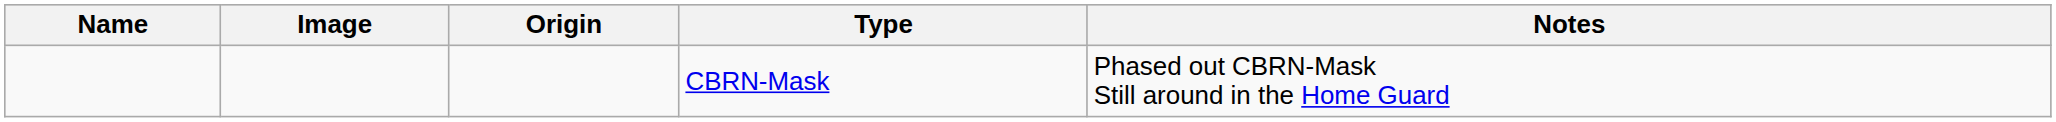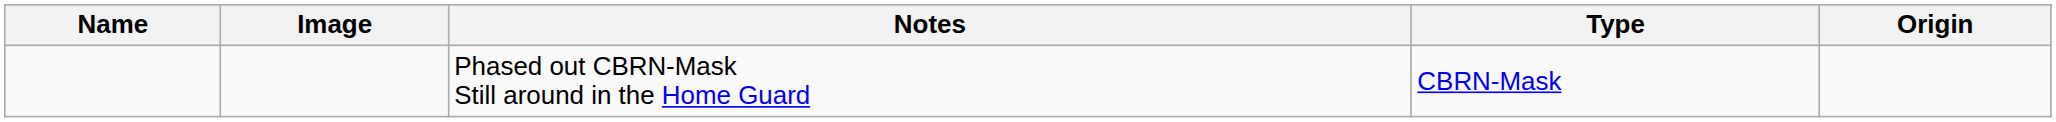columns swapped: (564, 25) <-> (1569, 25)
